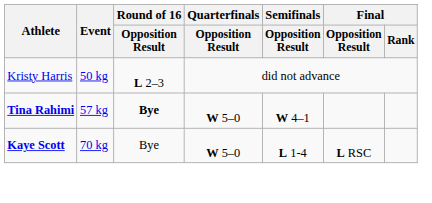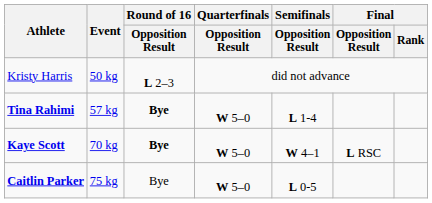(293, 118) W 4–1 -> (303, 118) L 1-4
(149, 146) normal -> (159, 146) bold
(293, 153) L 1-4 -> (303, 153) W 4–1
+ row: (46, 181)
